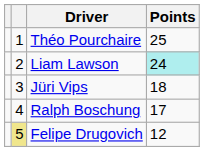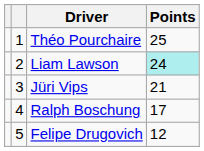(158, 87) 18 -> (158, 87) 21
(19, 134) khaki background -> (19, 134) no background
